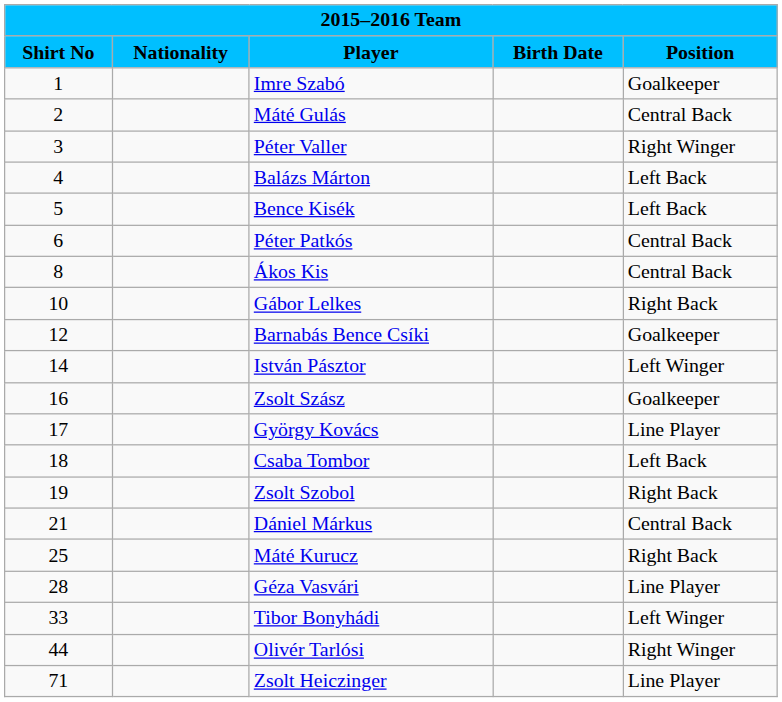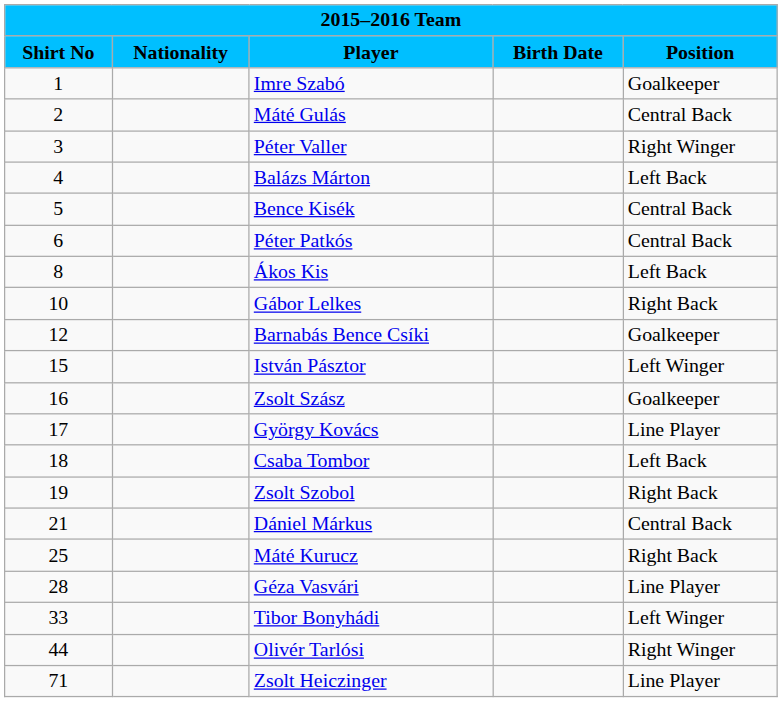(667, 209) Left Back -> (680, 209) Central Back
(680, 271) Central Back -> (667, 271) Left Back
(58, 366) 14 -> (58, 366) 15
